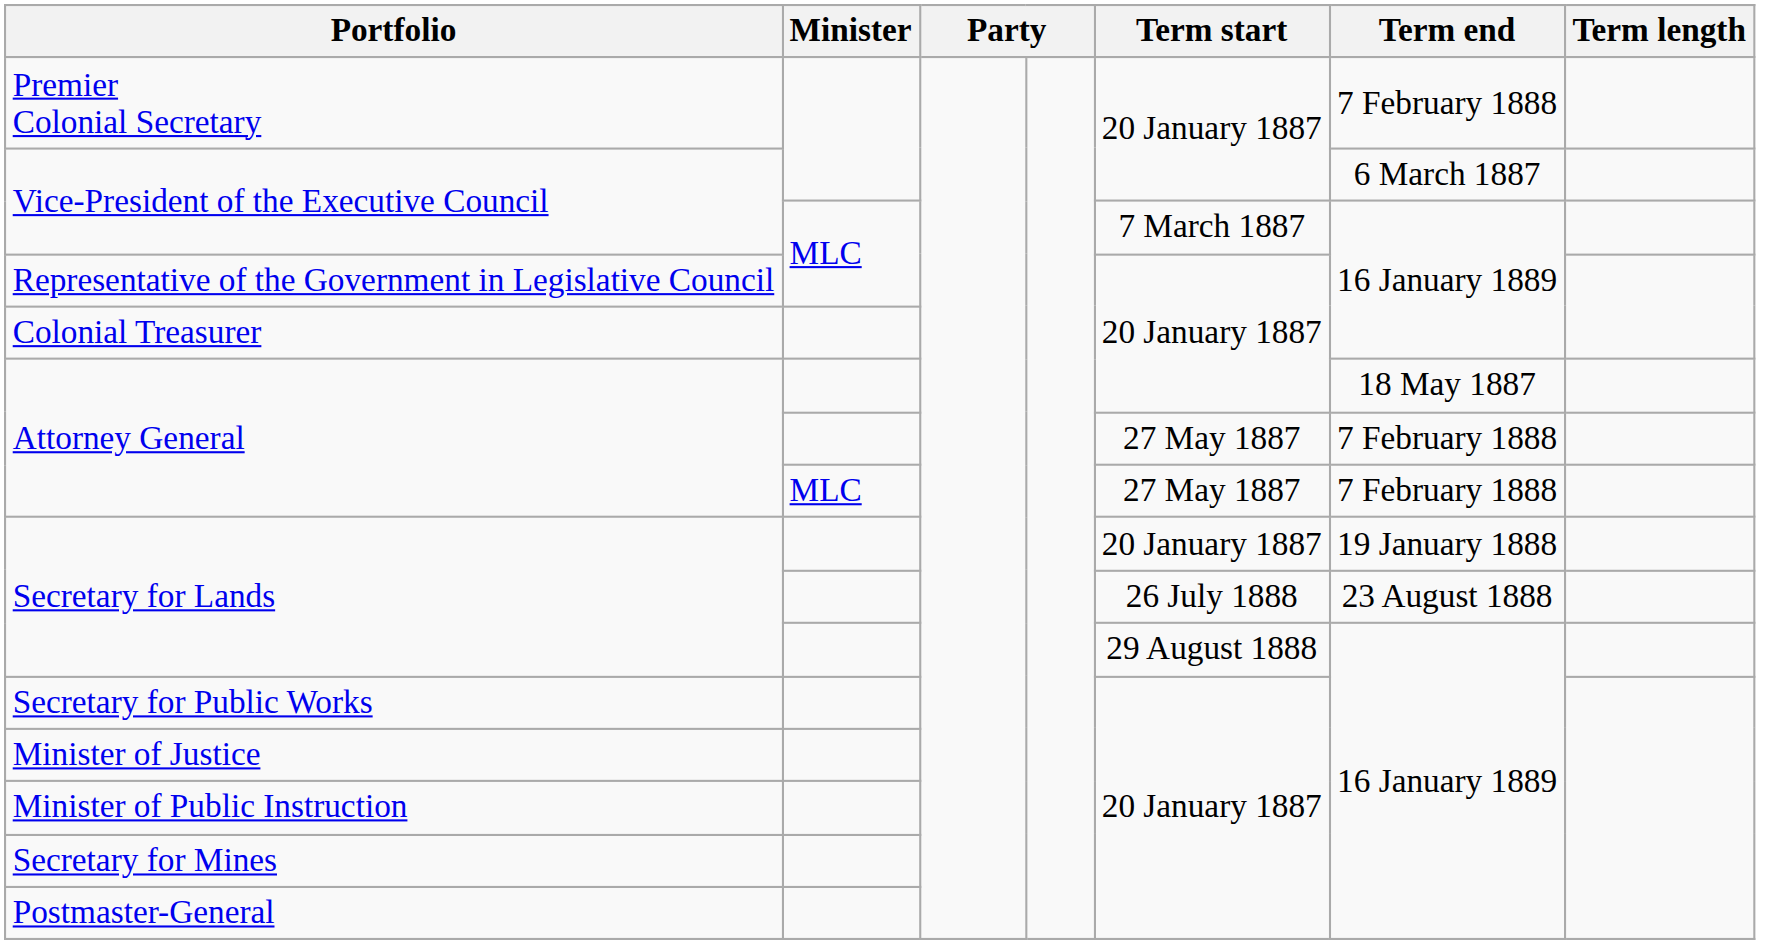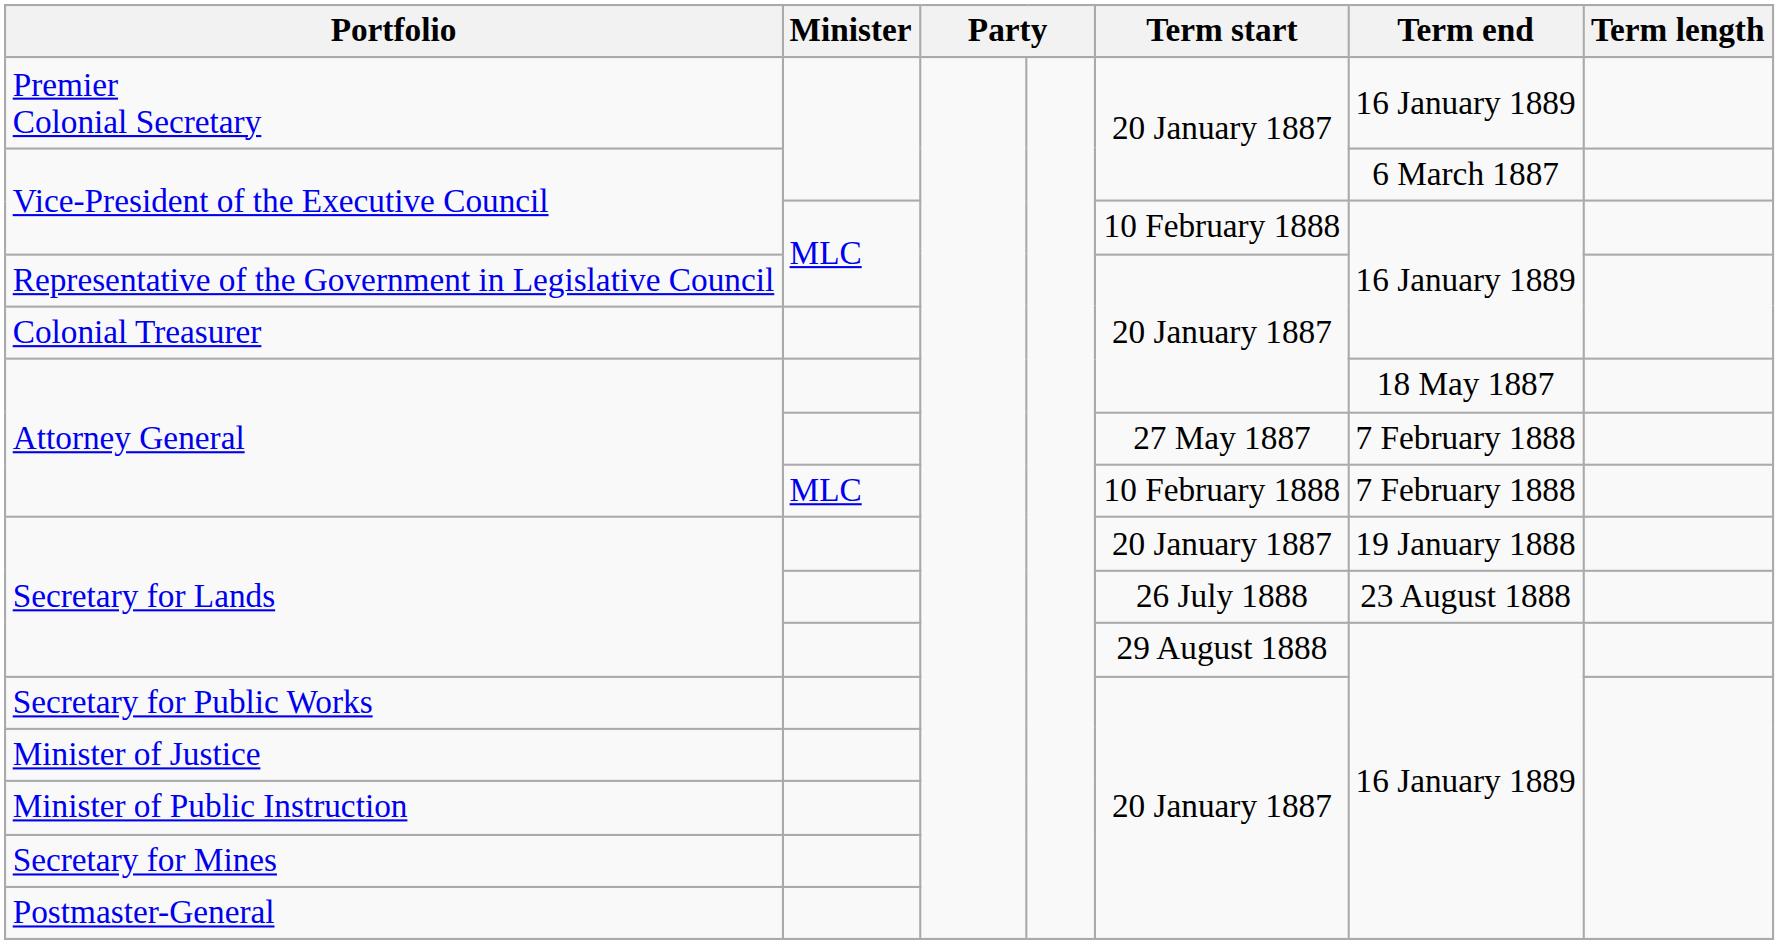(1447, 102) 7 February 1888 -> (1466, 102) 16 January 1889
(1212, 226) 7 March 1887 -> (1222, 226) 10 February 1888
(1212, 490) 27 May 1887 -> (1222, 490) 10 February 1888
